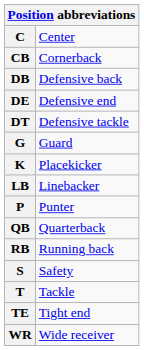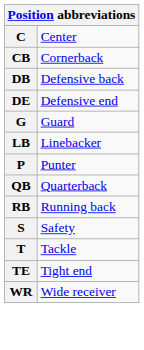- row: (20, 121)
- row: (20, 164)
